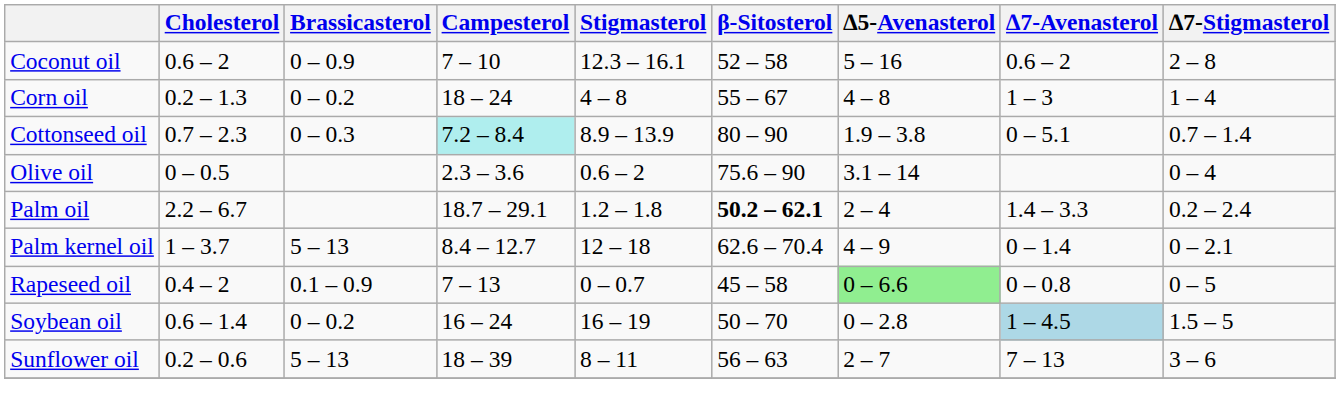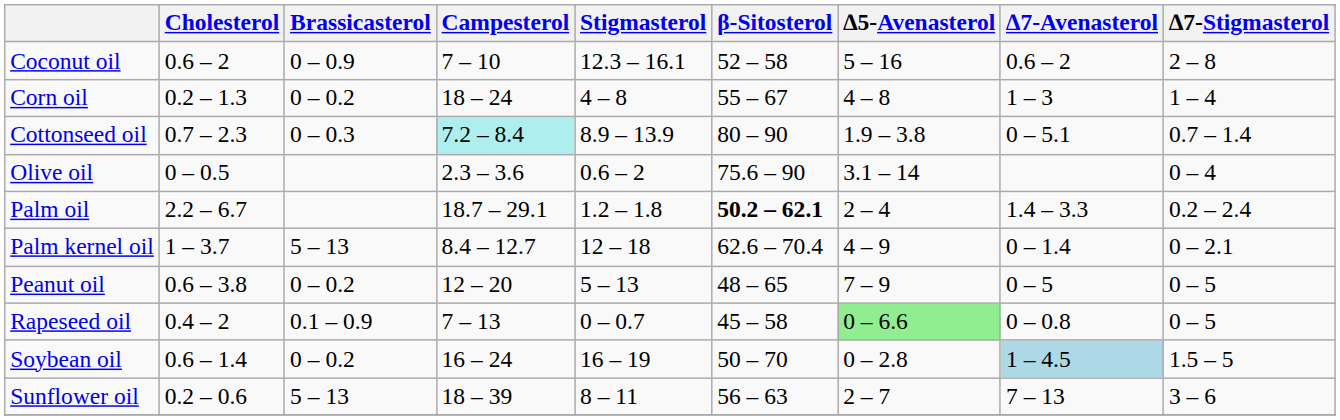+ row: (58, 284)
